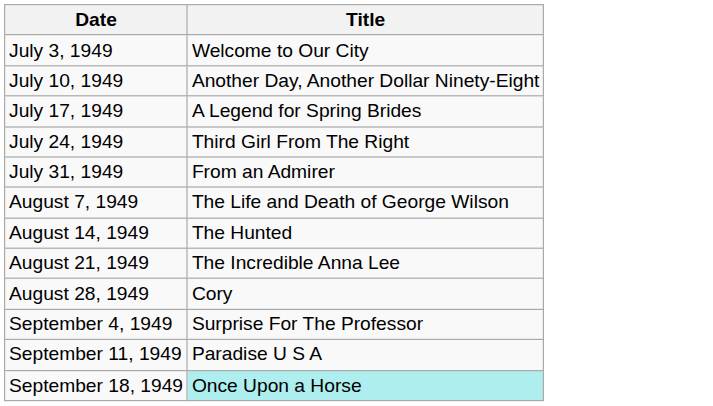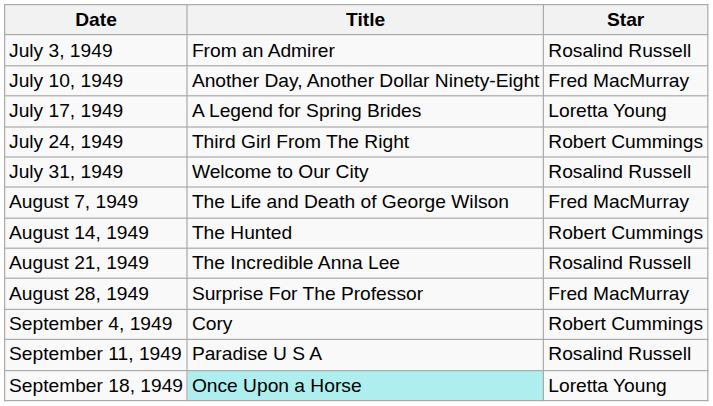+ column: (626, 19)
(280, 50) Welcome to Our City -> (263, 50) From an Admirer
(263, 171) From an Admirer -> (280, 171) Welcome to Our City
(212, 293) Cory -> (307, 293) Surprise For The Professor
(307, 324) Surprise For The Professor -> (212, 324) Cory
